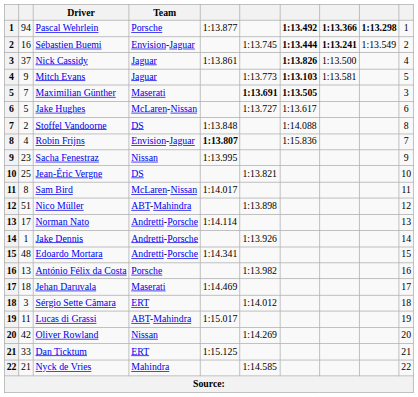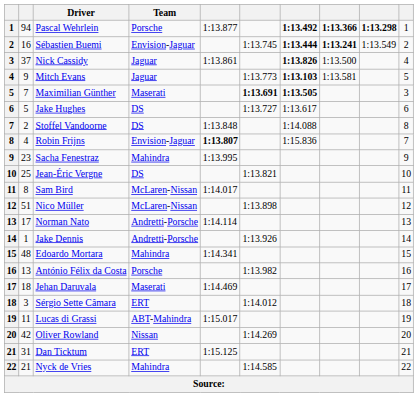(164, 109) McLaren-Nissan -> (137, 109) DS
(145, 157) Nissan -> (150, 157) Mahindra
(161, 206) ABT-Mahindra -> (164, 206) McLaren-Nissan
(165, 254) Andretti-Porsche -> (150, 254) Mahindra
(26, 351) 33 -> (26, 351) 31
